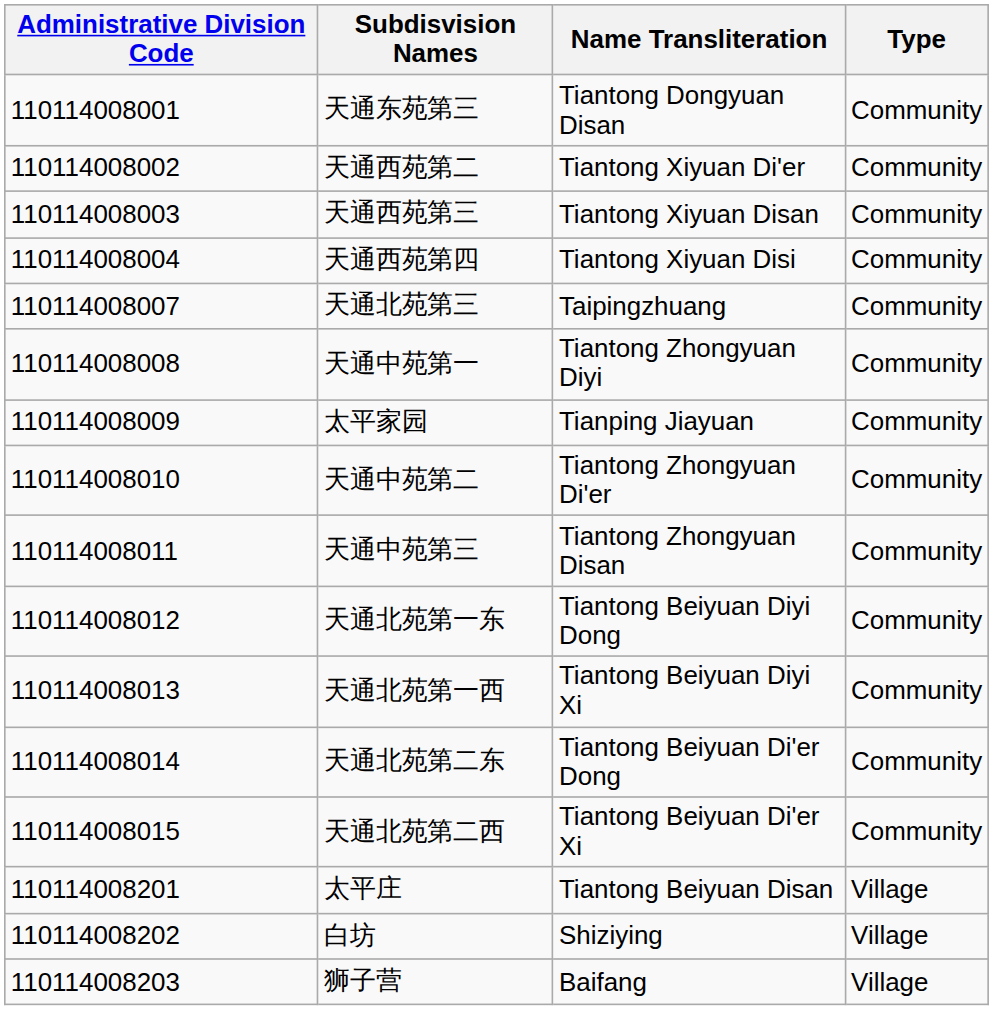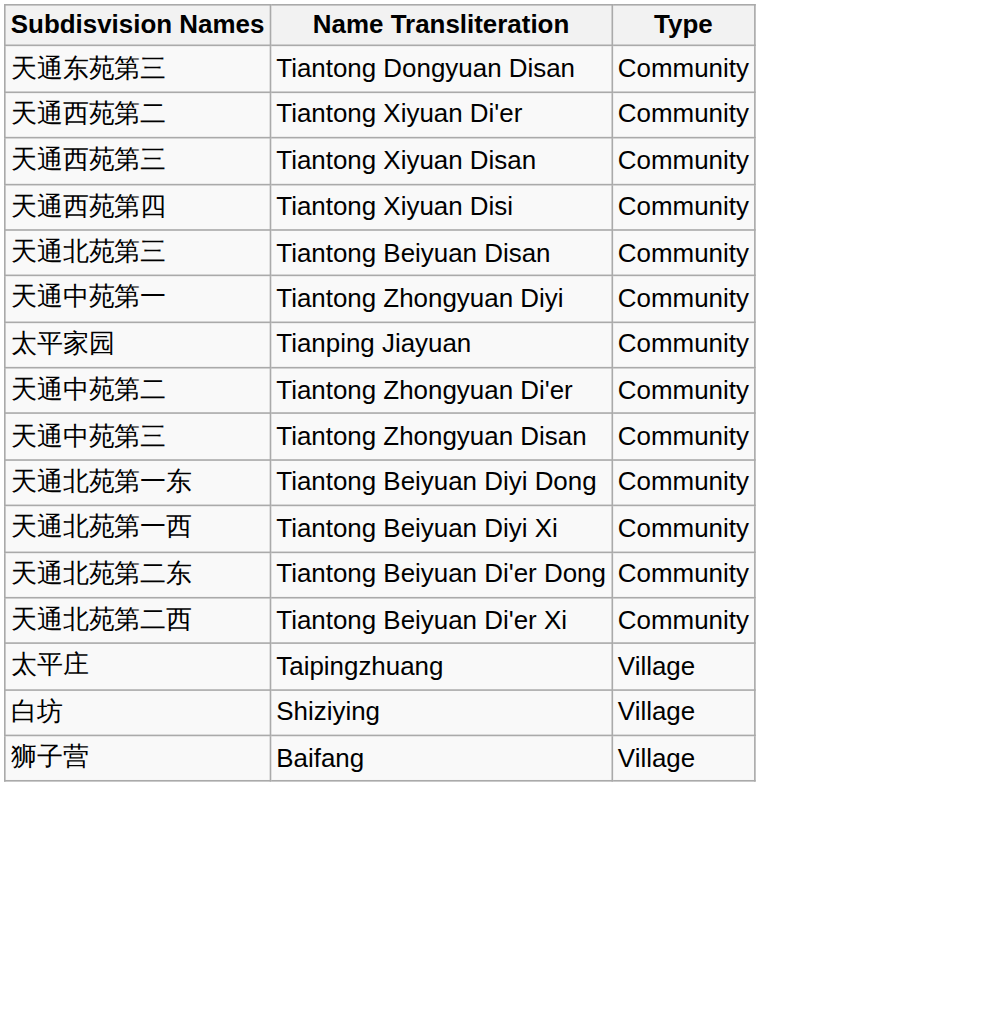- column: (161, 39)
(643, 305) Taipingzhuang -> (413, 252) Tiantong Beiyuan Disan
(696, 889) Tiantong Beiyuan Disan -> (360, 666) Taipingzhuang
